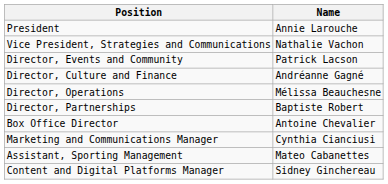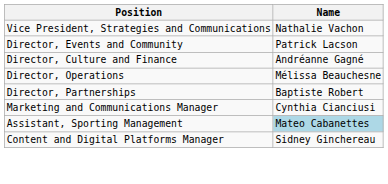- row: (33, 28)
- row: (62, 124)
(322, 155) no background -> (322, 124) lightblue background
